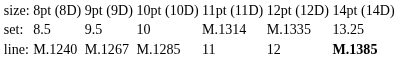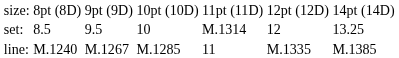(289, 29) M.1335 -> (274, 29) 12
(274, 49) 12 -> (289, 49) M.1335
(355, 49) bold -> (355, 49) normal
